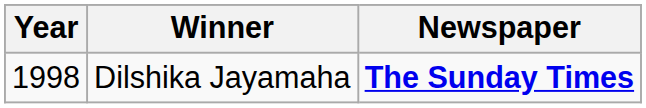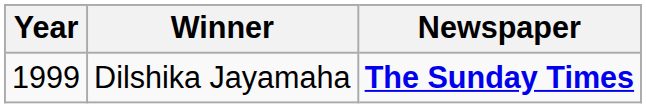(46, 77) 1998 -> (46, 77) 1999
